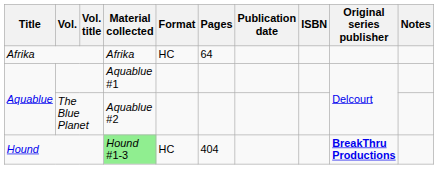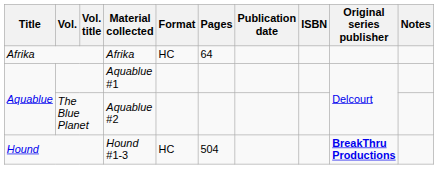(122, 149) lightgreen background -> (122, 149) no background
(210, 149) 404 -> (210, 149) 504
